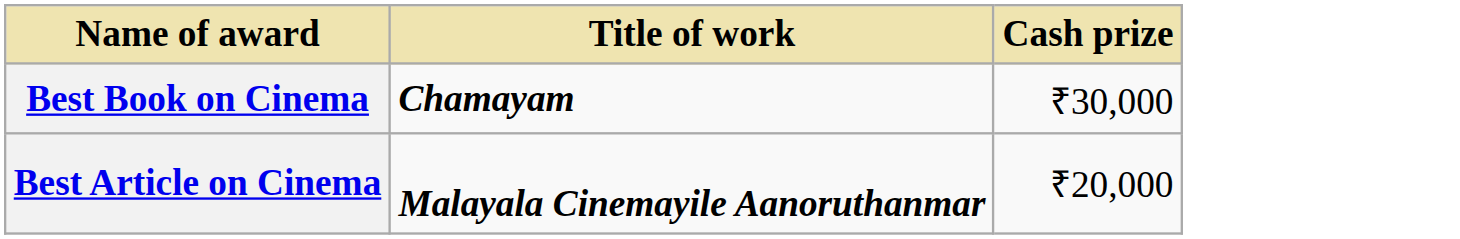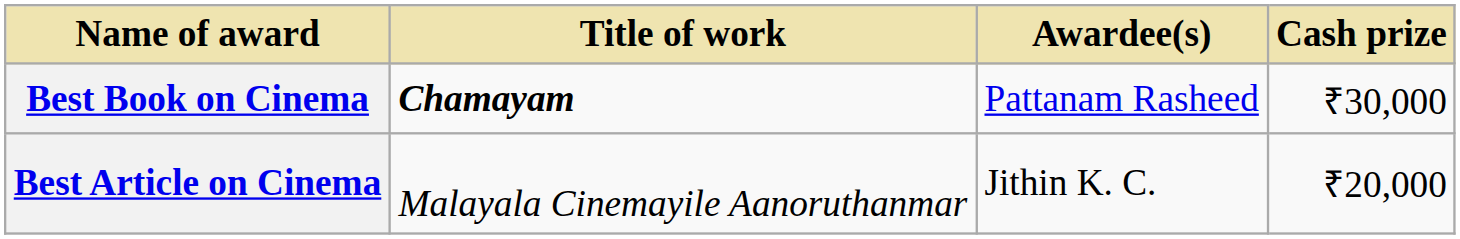+ column: (1122, 34)
(692, 203) bold -> (683, 203) normal
